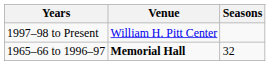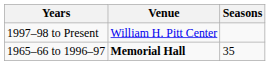(229, 51) 32 -> (229, 51) 35
